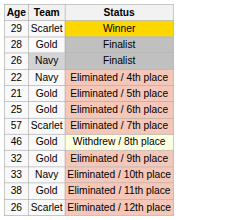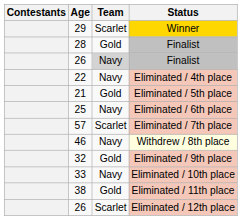+ column: (36, 12)
(47, 110) Gold -> (111, 110) Navy
(47, 142) Gold -> (111, 142) Navy
